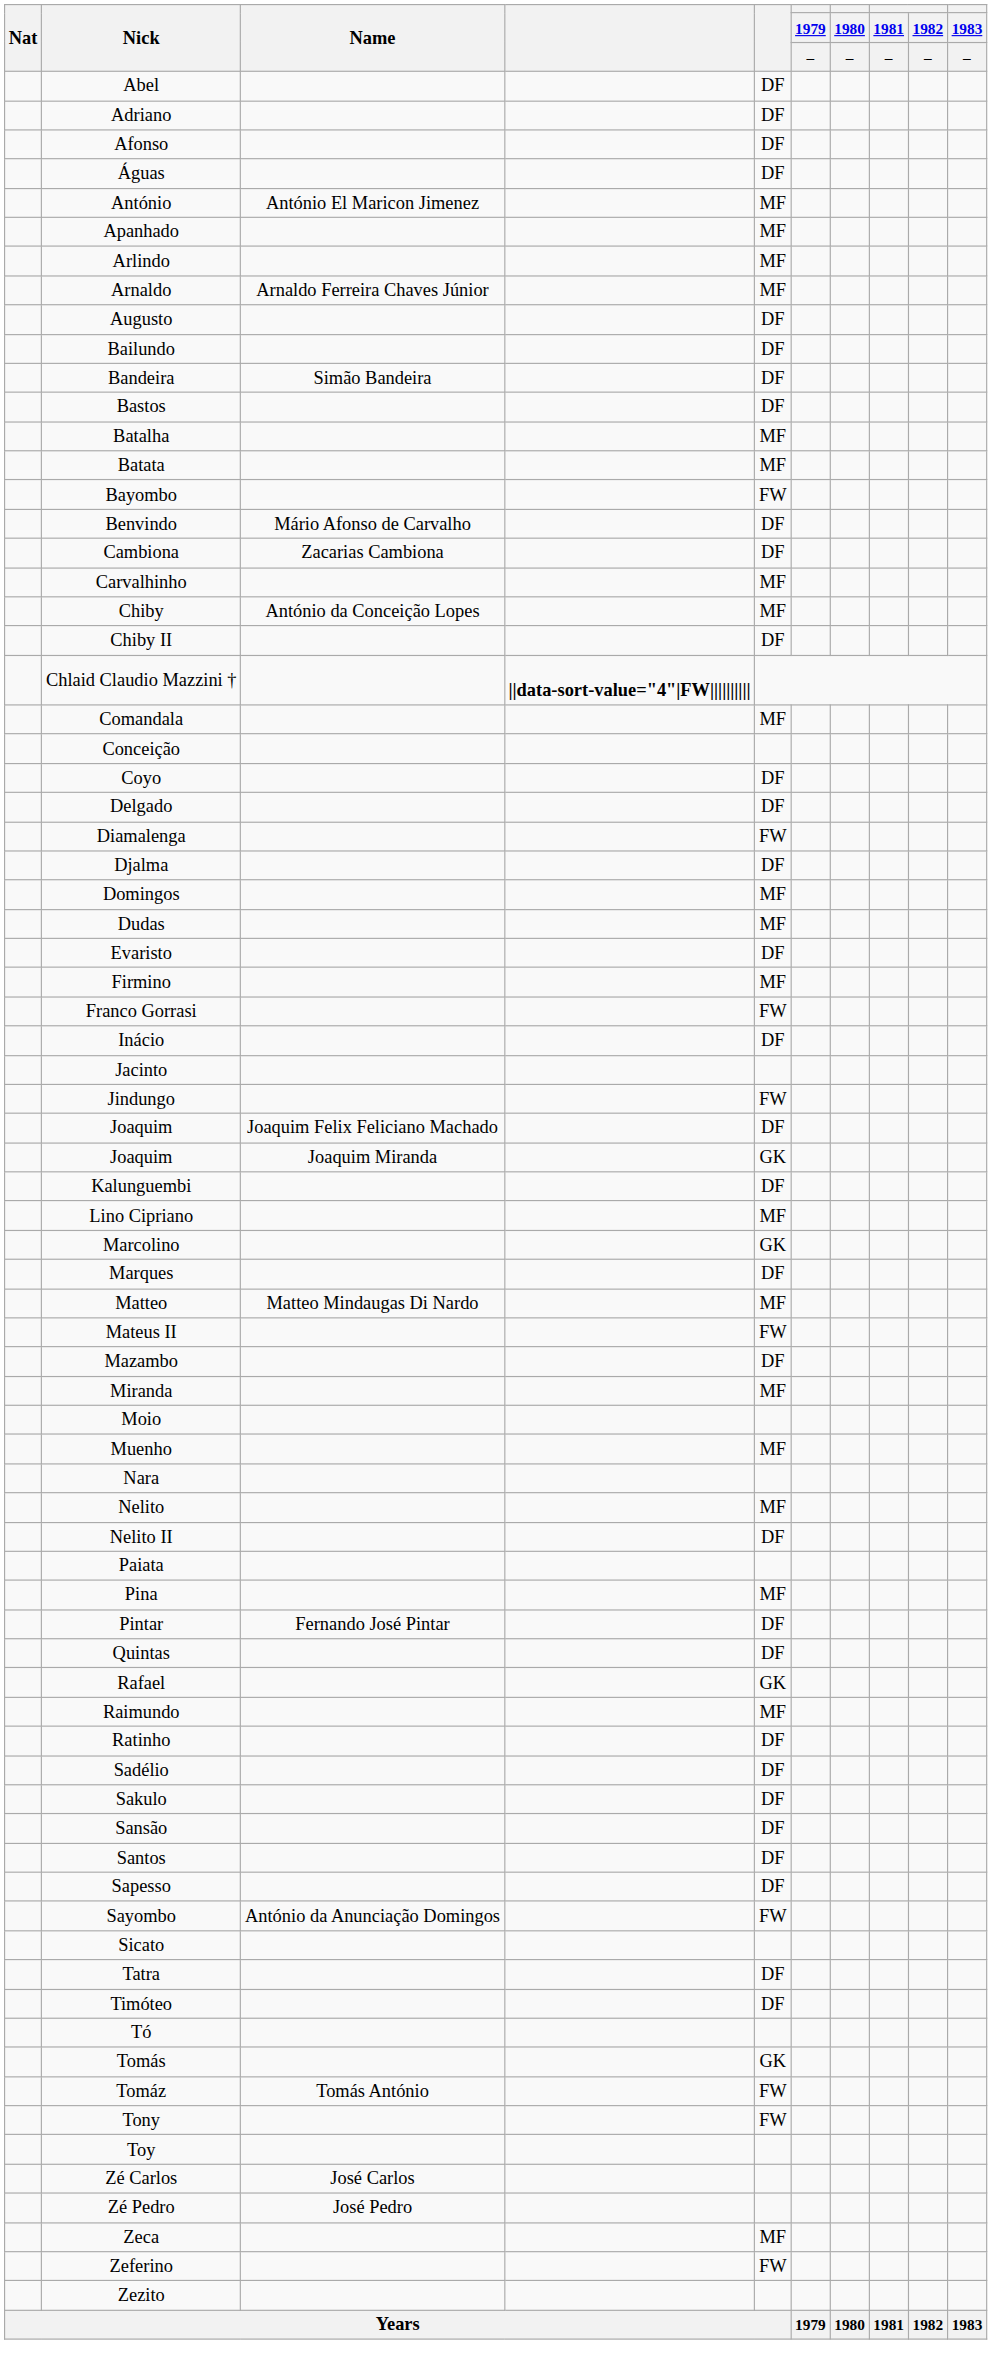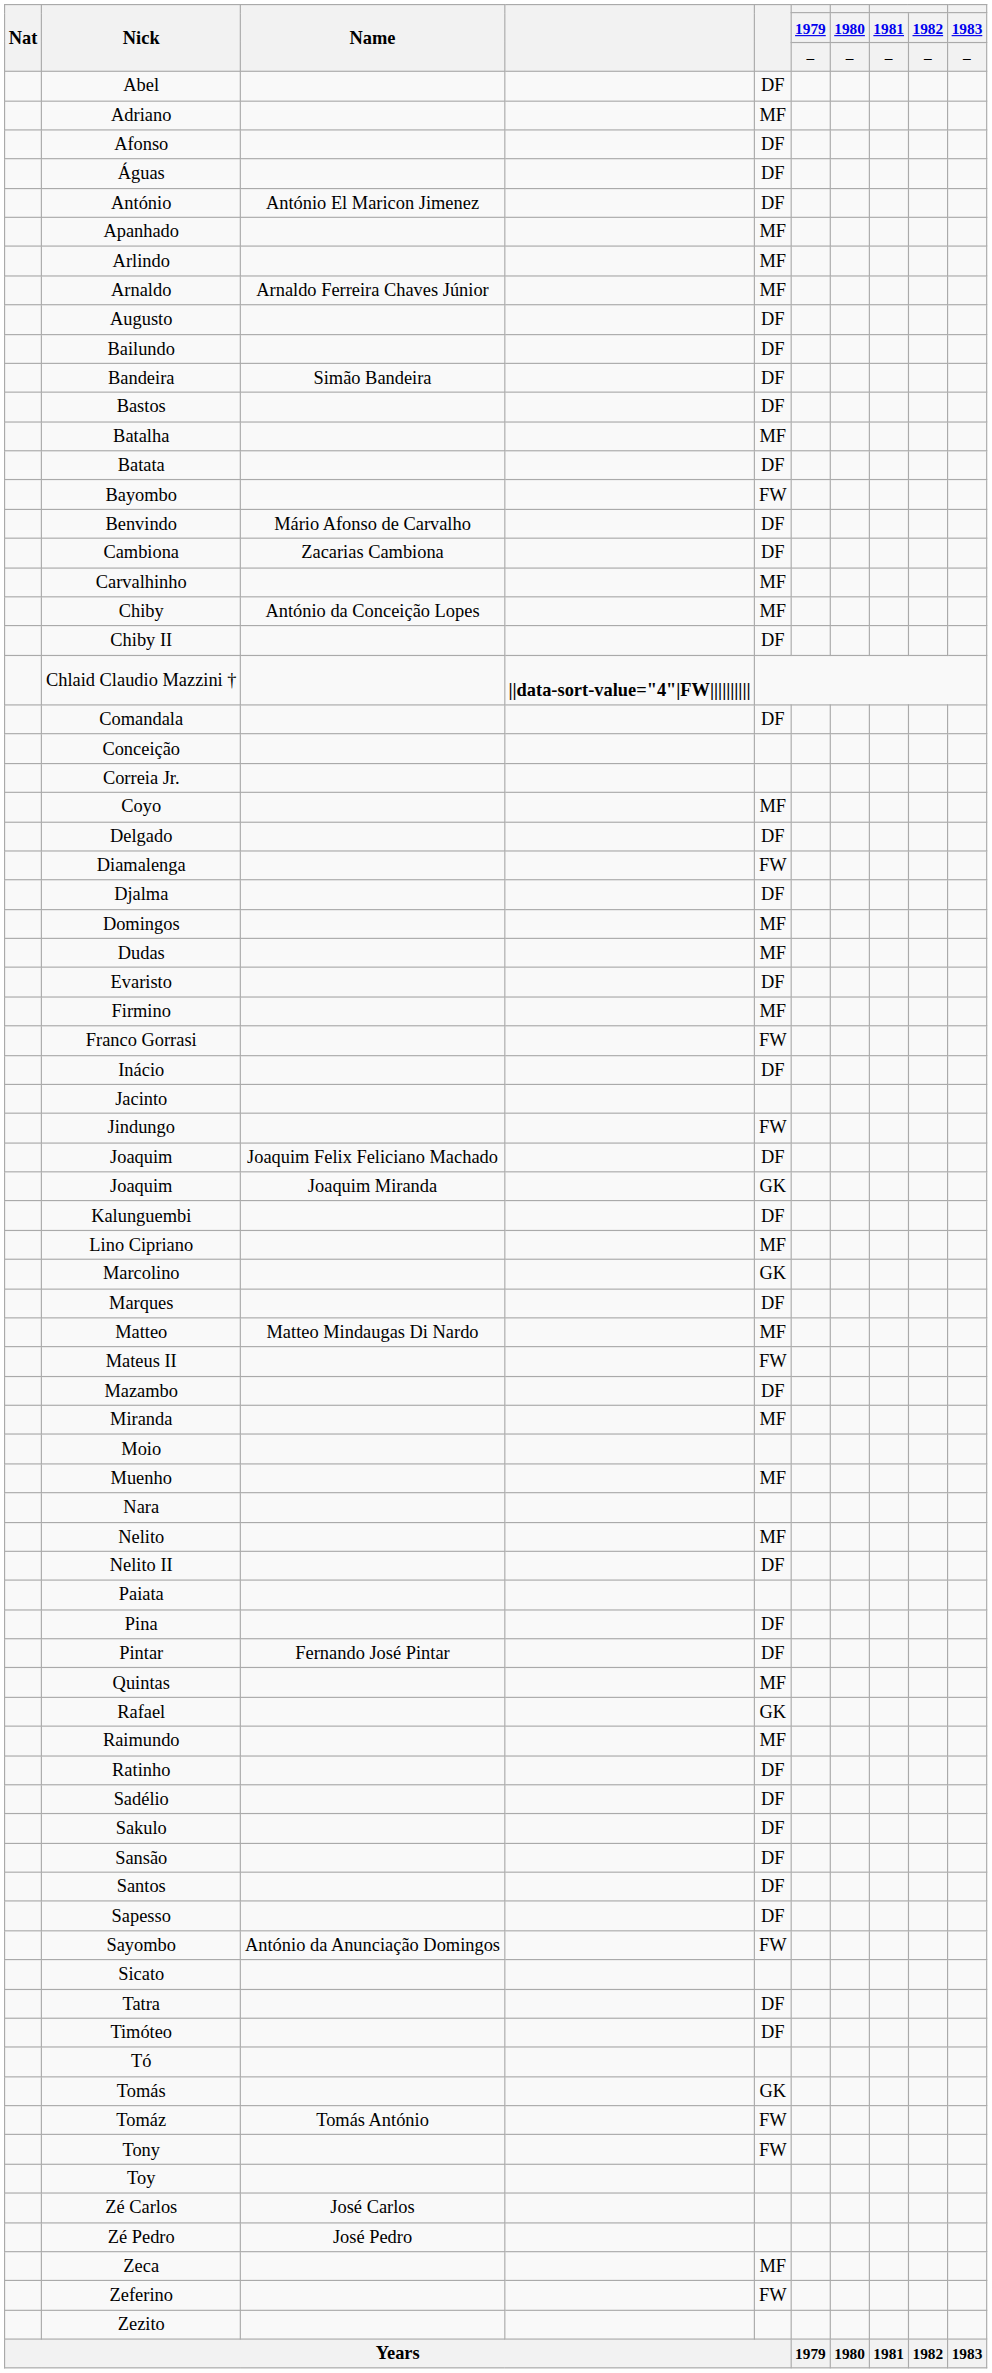(773, 115) DF -> (773, 115) MF
(773, 202) MF -> (773, 202) DF
(773, 465) MF -> (773, 465) DF
(773, 719) MF -> (773, 719) DF
+ row: (141, 777)
(773, 777) DF -> (773, 806) MF
(773, 1594) MF -> (773, 1624) DF
(773, 1653) DF -> (773, 1682) MF
